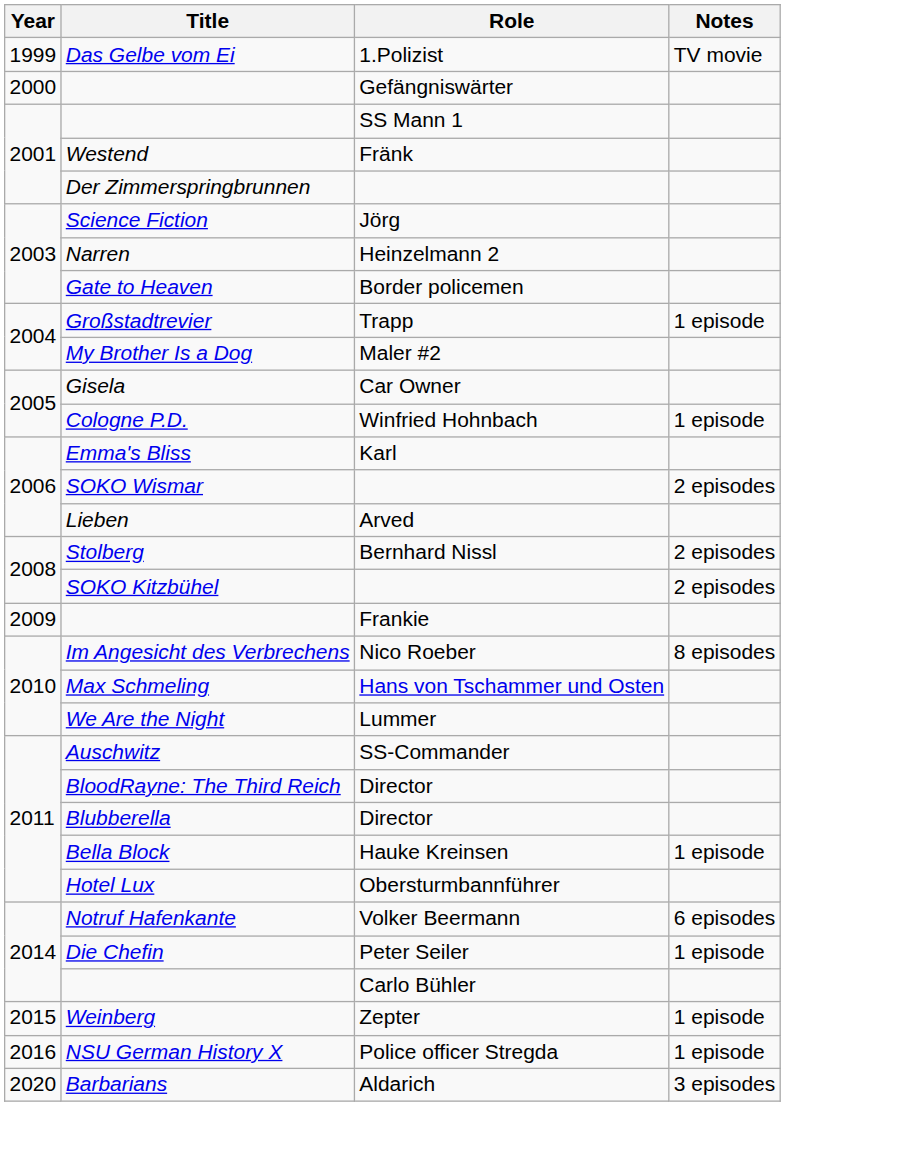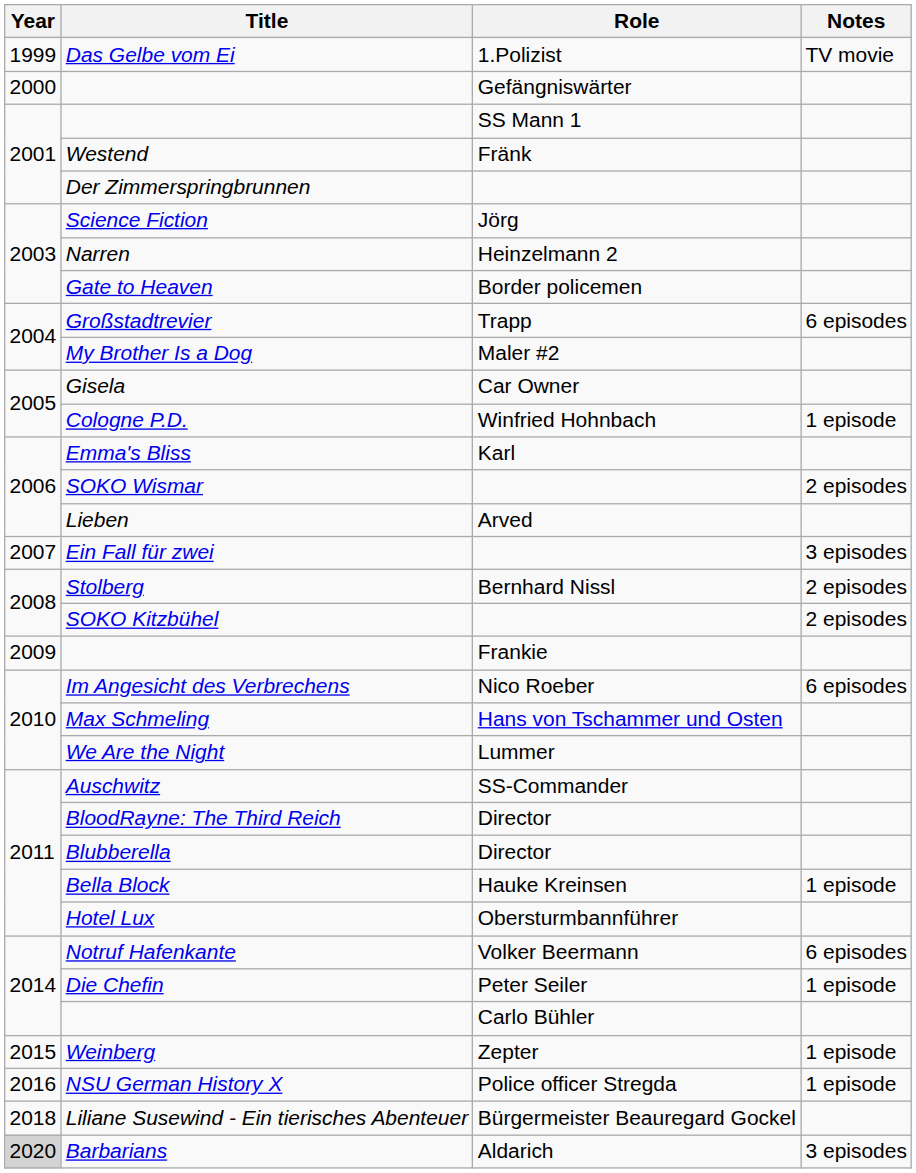(719, 320) 1 episode -> (856, 320) 6 episodes
+ row: (140, 552)
(725, 652) 8 episodes -> (856, 685) 6 episodes
+ row: (267, 1118)
(33, 1084) no background -> (33, 1151) lightgrey background
